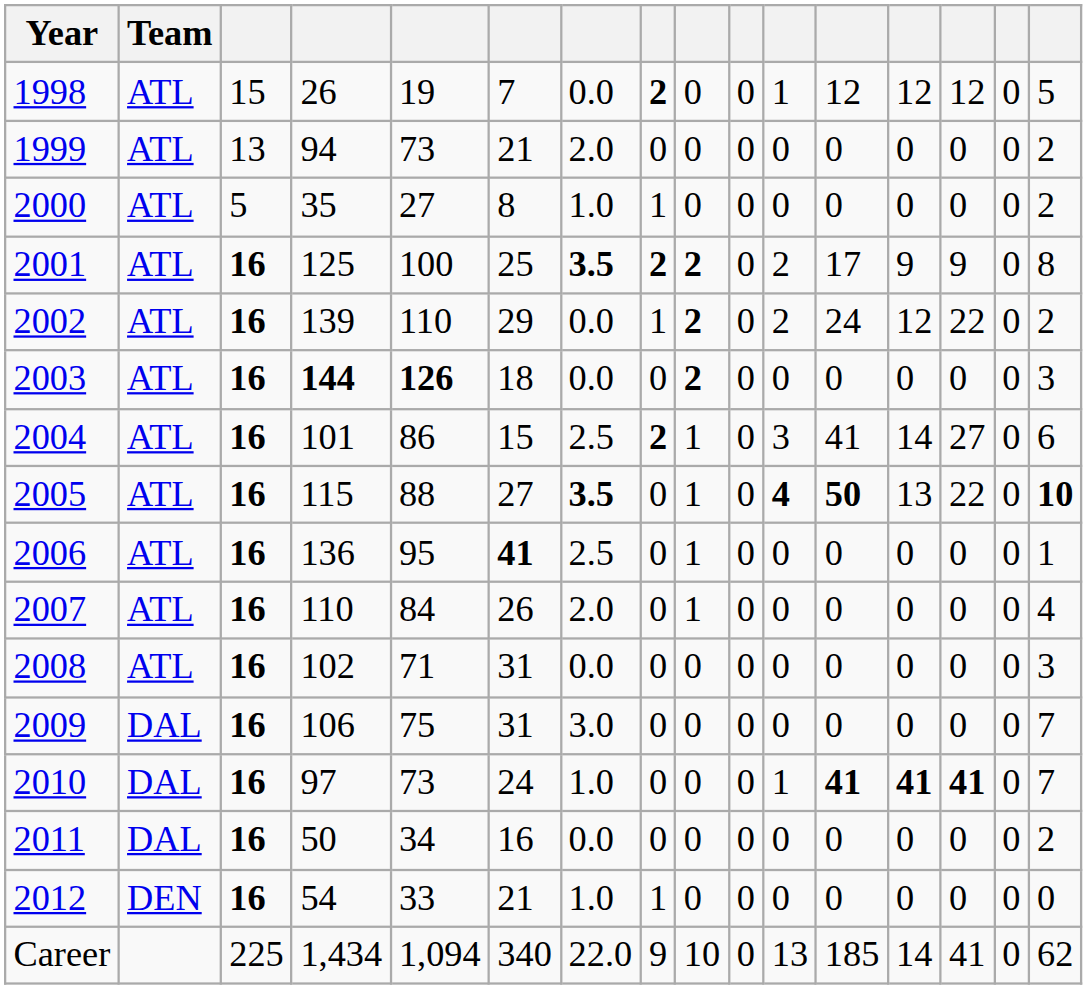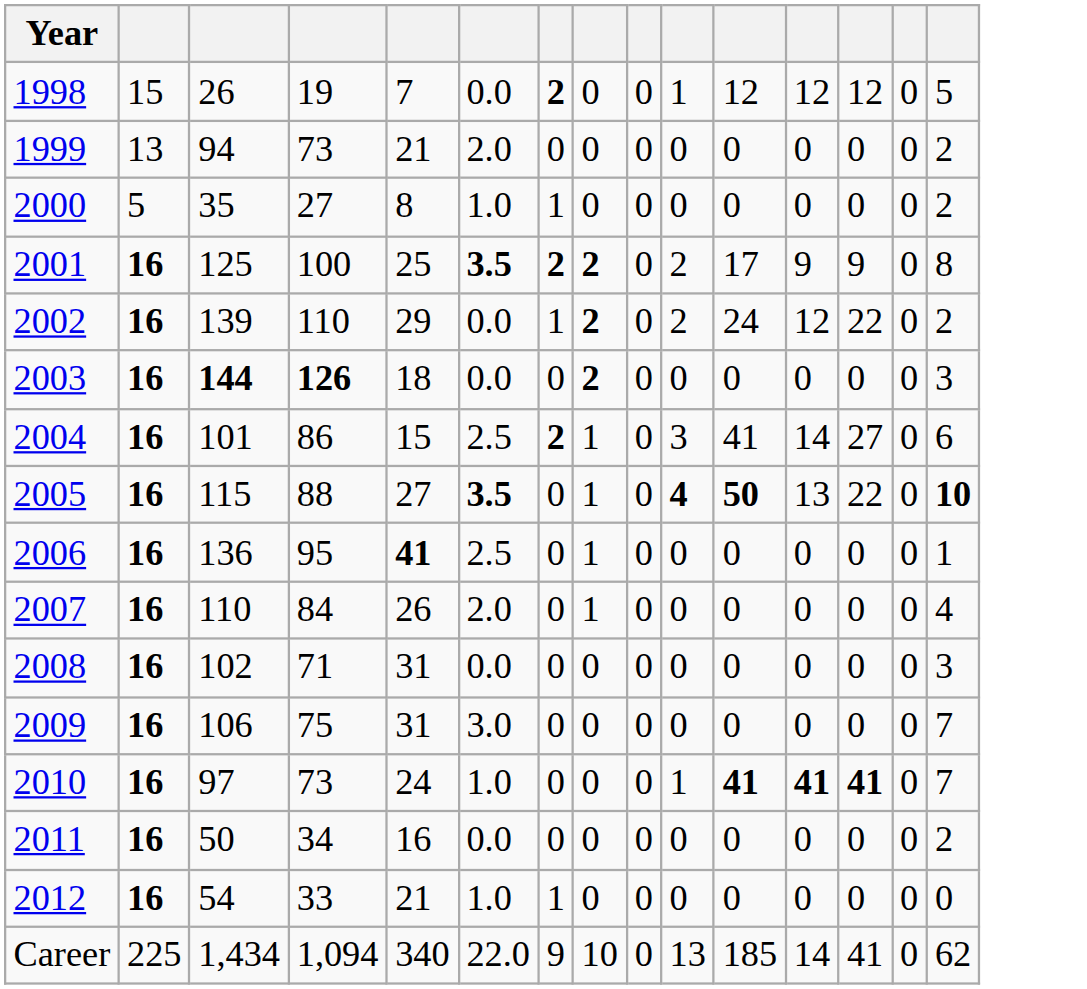- column: (170, 33)
